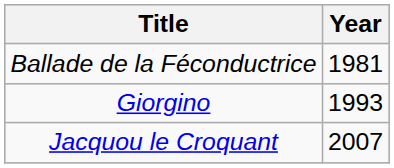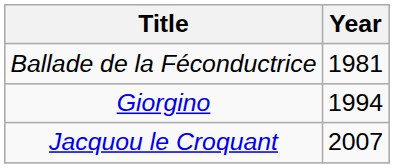(356, 102) 1993 -> (356, 102) 1994
